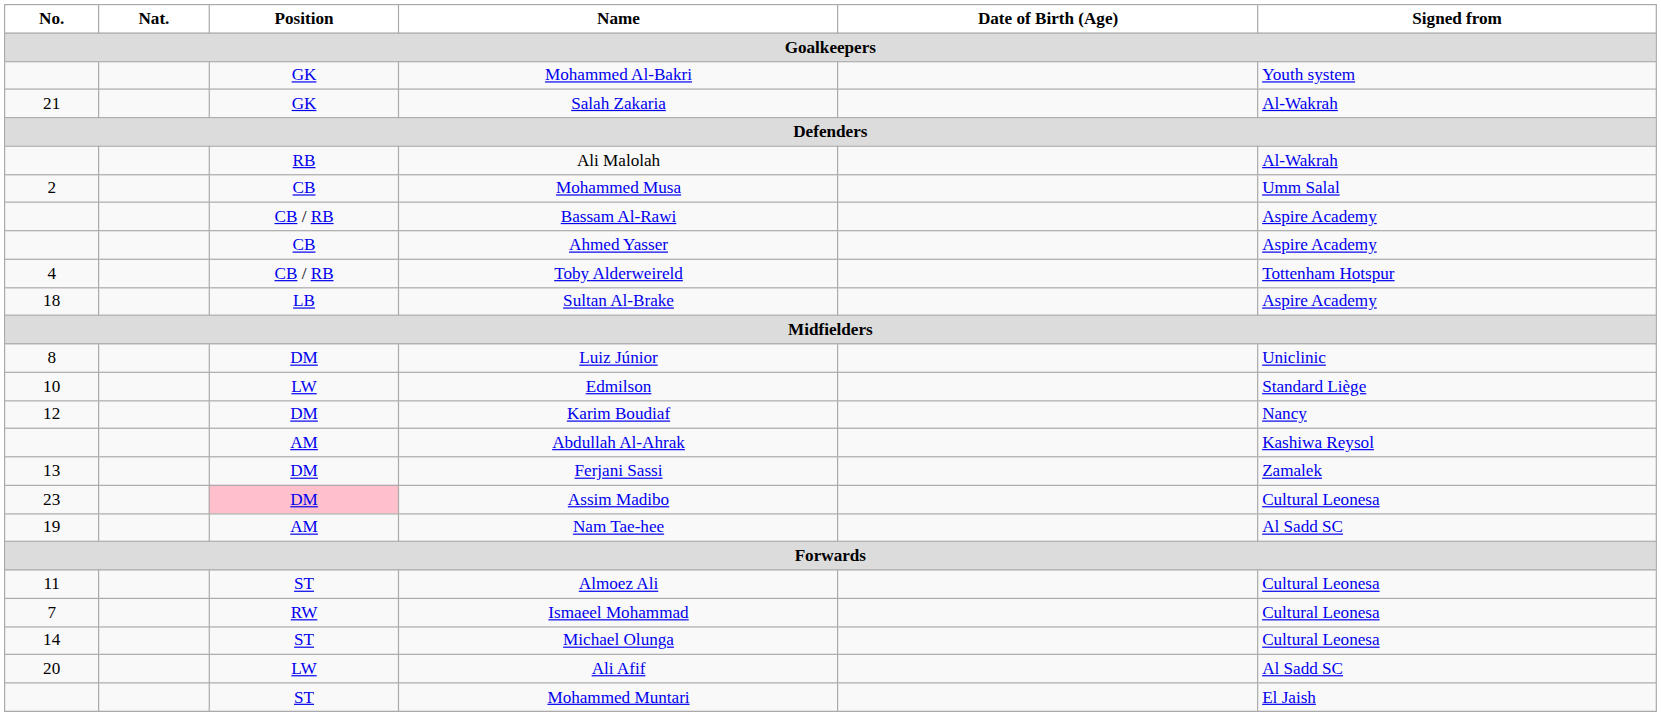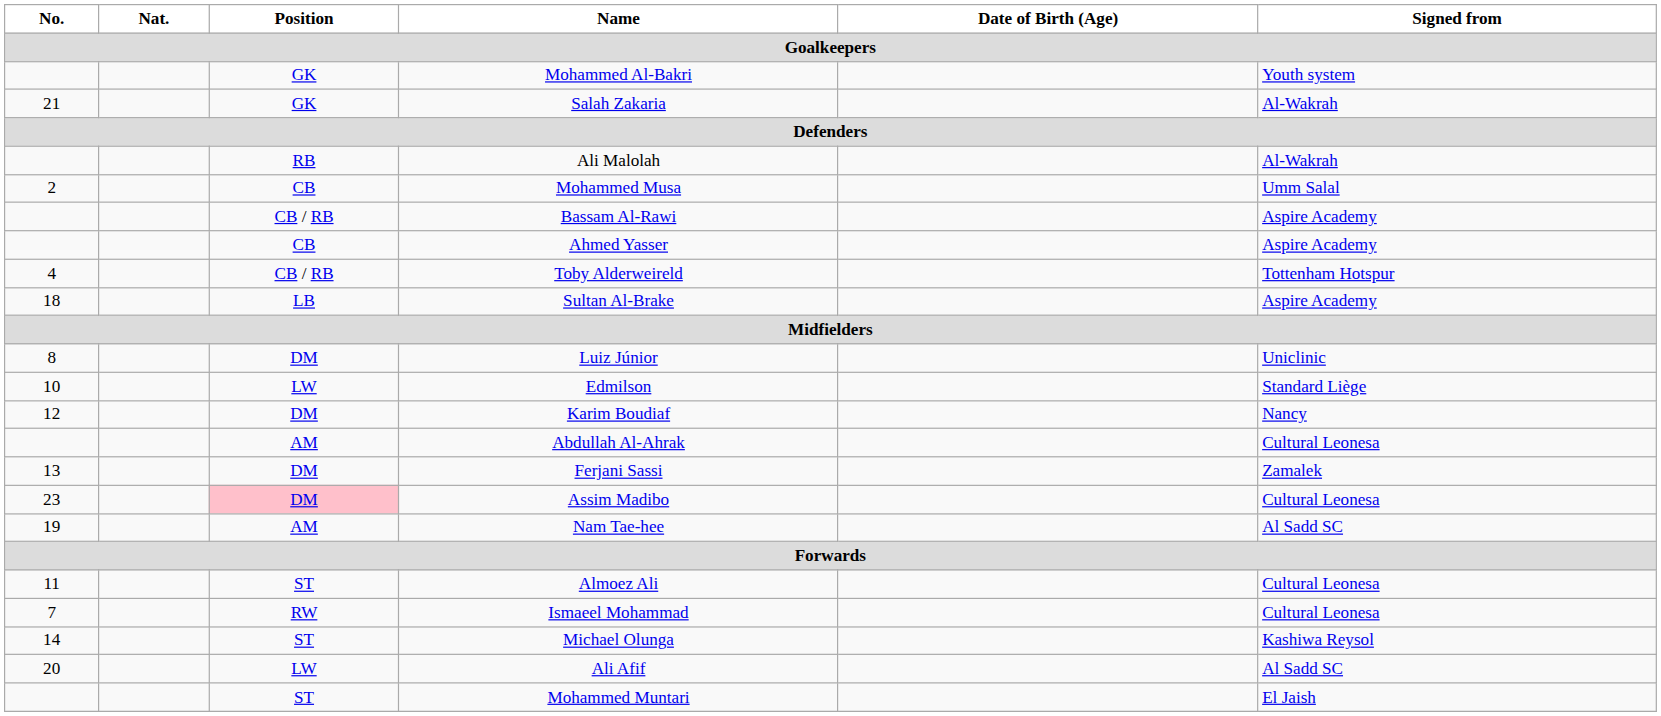(1318, 442) Kashiwa Reysol -> (1321, 442) Cultural Leonesa
(1321, 640) Cultural Leonesa -> (1318, 640) Kashiwa Reysol
